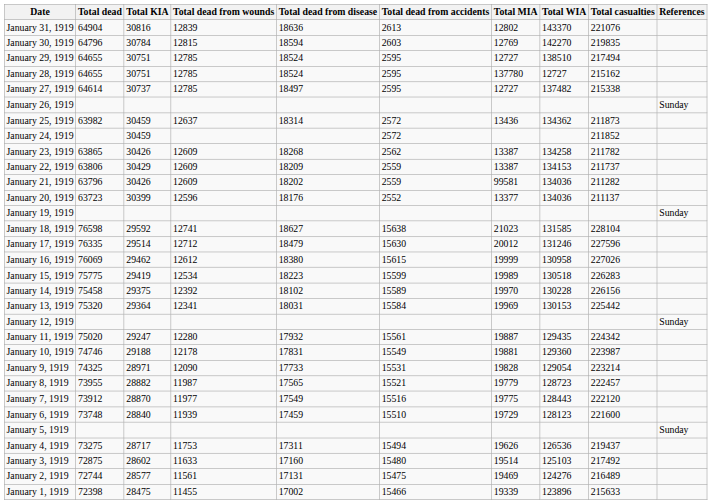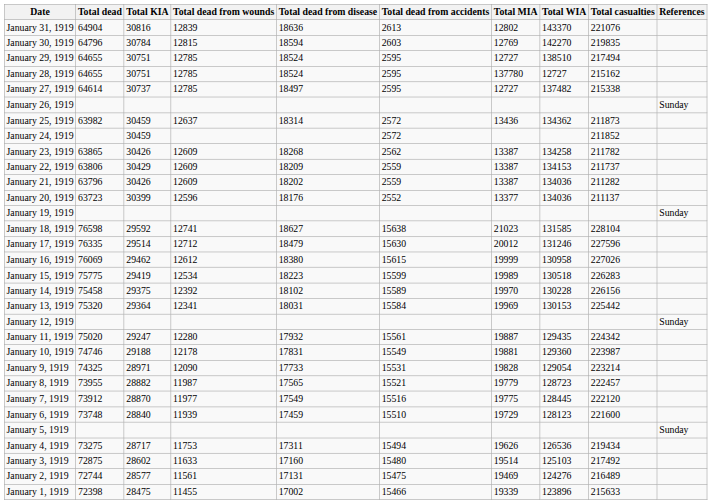(506, 182) 99581 -> (506, 182) 13387
(557, 399) 128443 -> (557, 399) 128445
(605, 445) 219437 -> (605, 445) 219434
